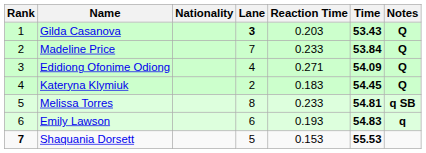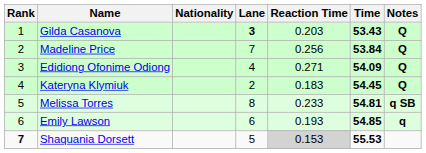(309, 49) 0.233 -> (309, 49) 0.256
(367, 121) 54.83 -> (367, 121) 54.85
(309, 139) no background -> (309, 139) lightgrey background
